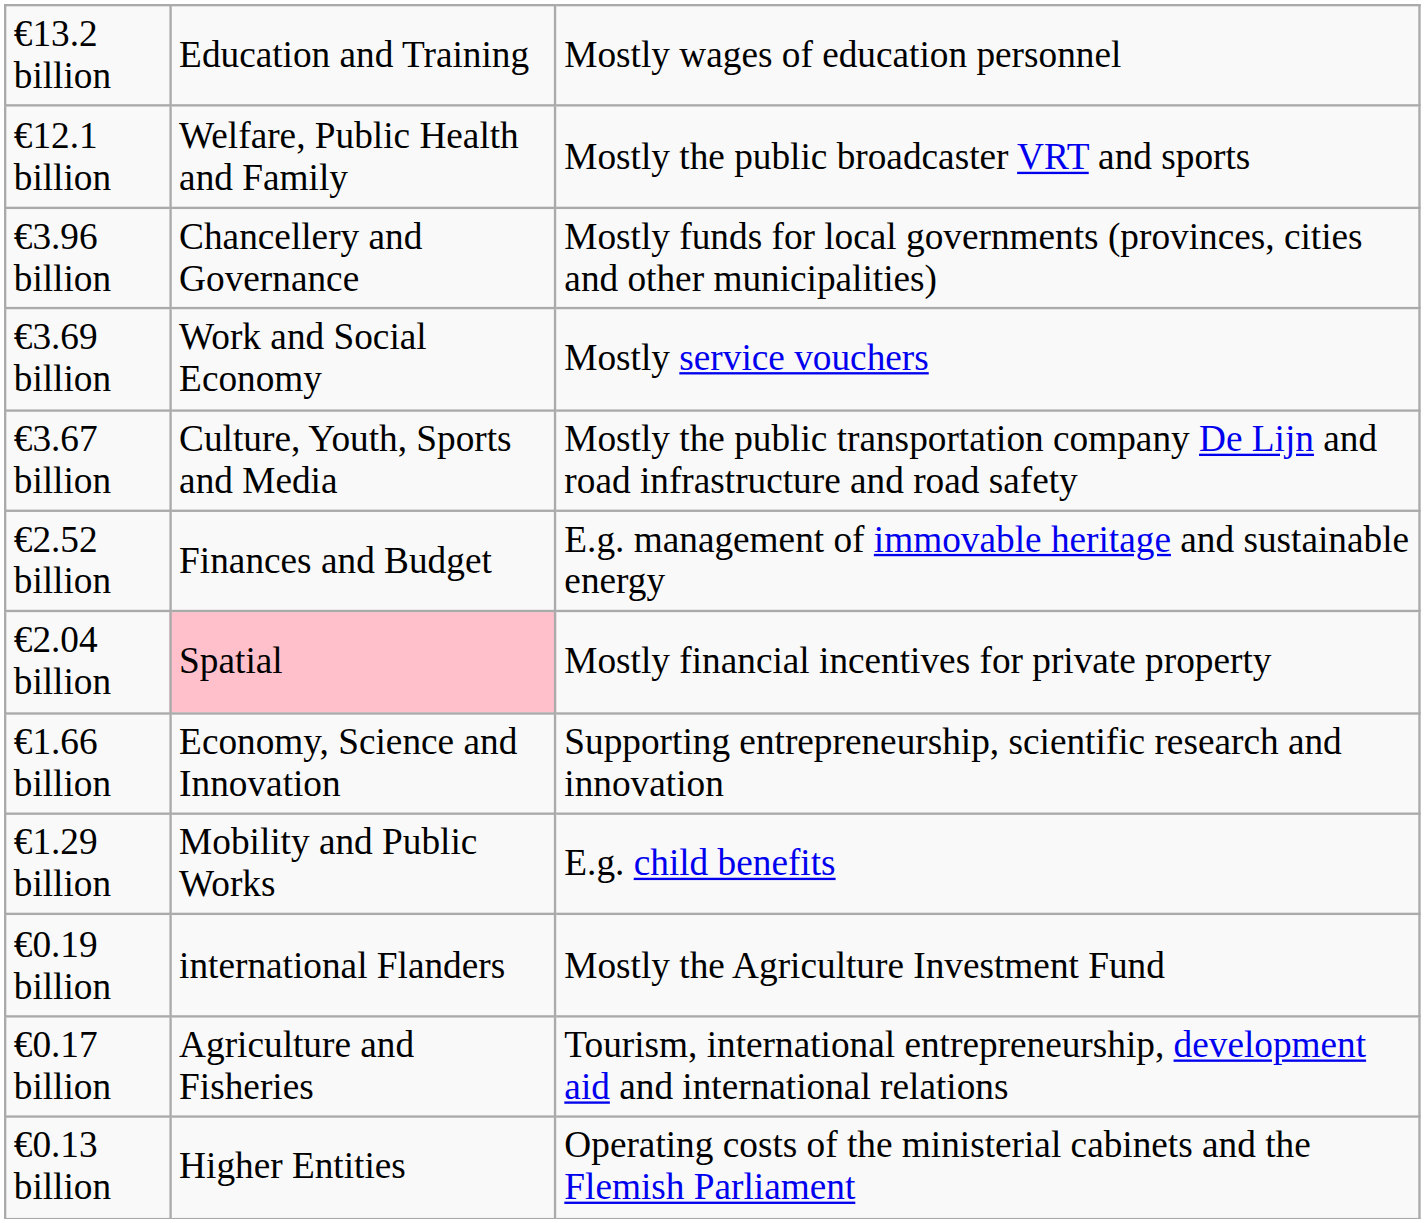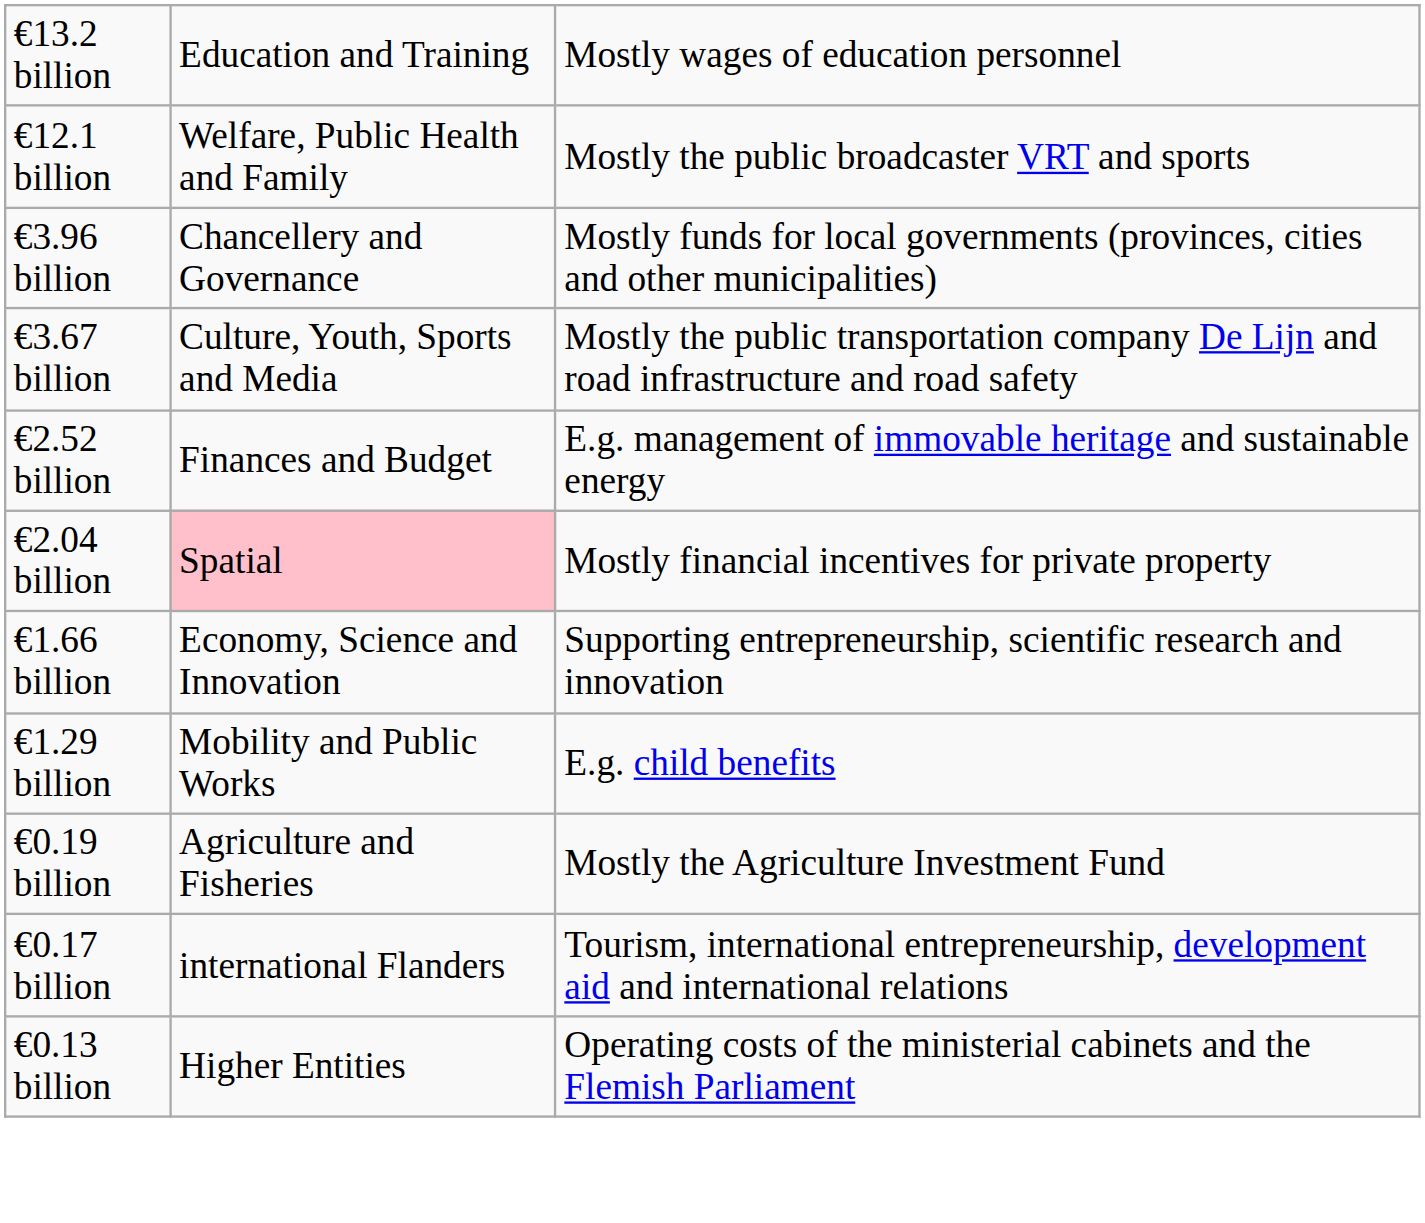- row: (62, 358)
(342, 964) international Flanders -> (297, 863) Agriculture and Fisheries
(297, 1065) Agriculture and Fisheries -> (342, 964) international Flanders
